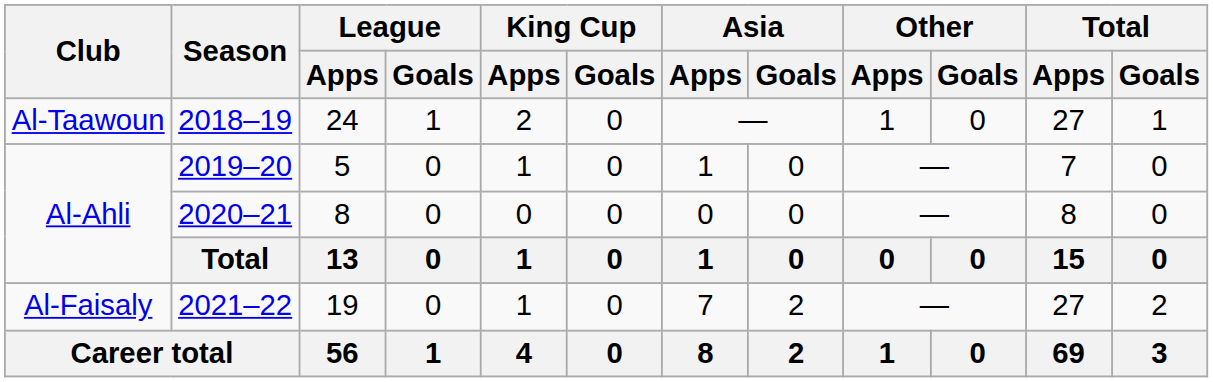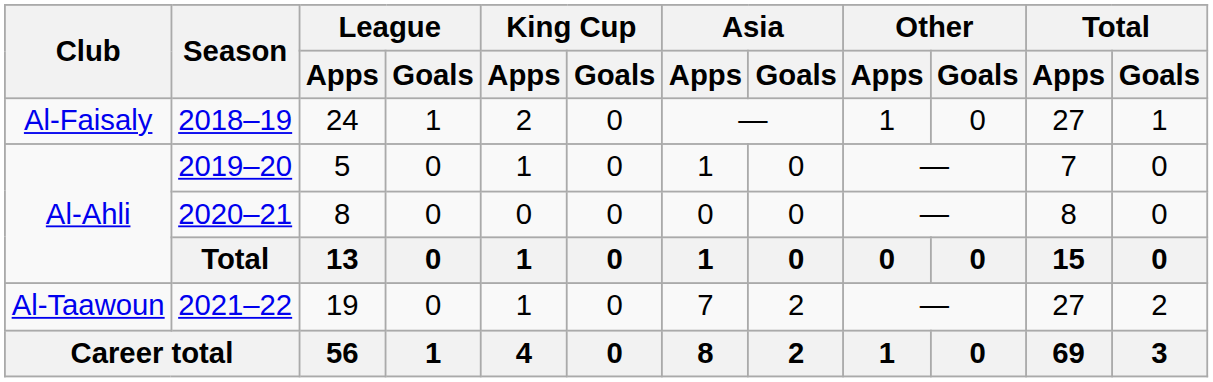(88, 120) Al-Taawoun -> (88, 120) Al-Faisaly
(88, 306) Al-Faisaly -> (88, 306) Al-Taawoun
